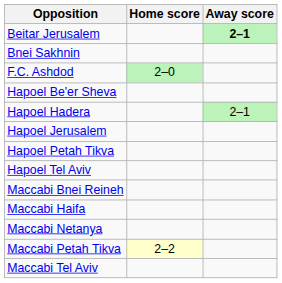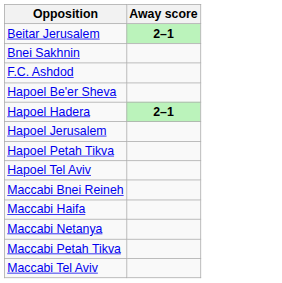- column: (165, 14)
(240, 111) normal -> (163, 111) bold
